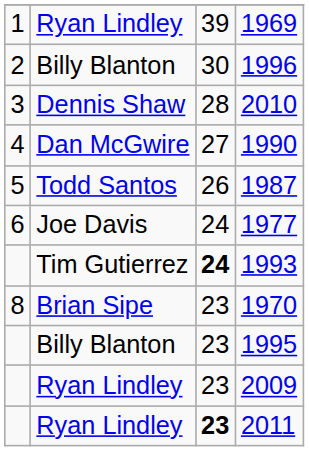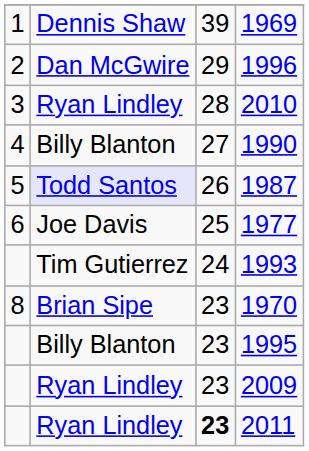(109, 24) Ryan Lindley -> (111, 24) Dennis Shaw
(106, 64) Billy Blanton -> (113, 64) Dan McGwire
(215, 64) 30 -> (215, 64) 29
(111, 104) Dennis Shaw -> (109, 104) Ryan Lindley
(113, 144) Dan McGwire -> (106, 144) Billy Blanton
(107, 184) no background -> (107, 184) lavender background
(215, 225) 24 -> (215, 225) 25
(215, 265) bold -> (215, 265) normal
